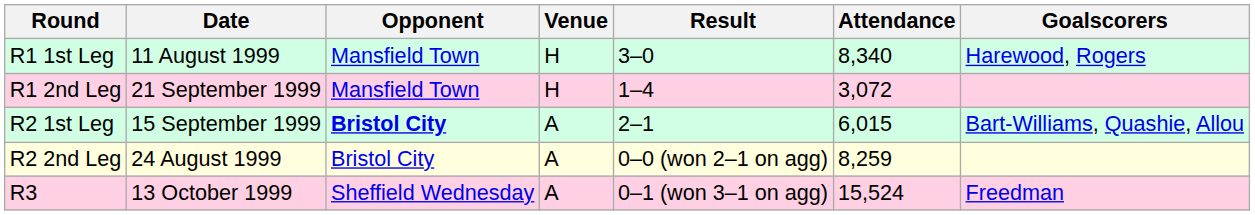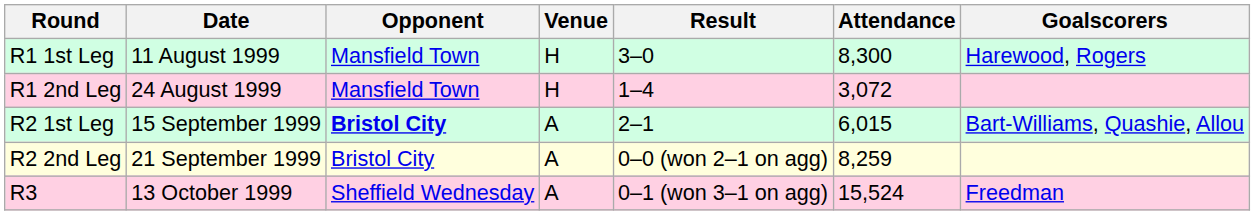(865, 55) 8,340 -> (865, 55) 8,300
(226, 90) 21 September 1999 -> (206, 90) 24 August 1999
(206, 158) 24 August 1999 -> (226, 158) 21 September 1999
